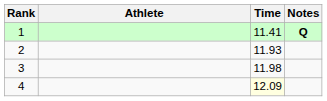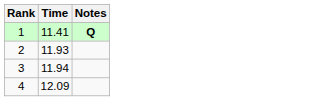- column: (144, 13)
(268, 68) 11.98 -> (55, 68) 11.94
(268, 86) lightyellow background -> (55, 86) no background
